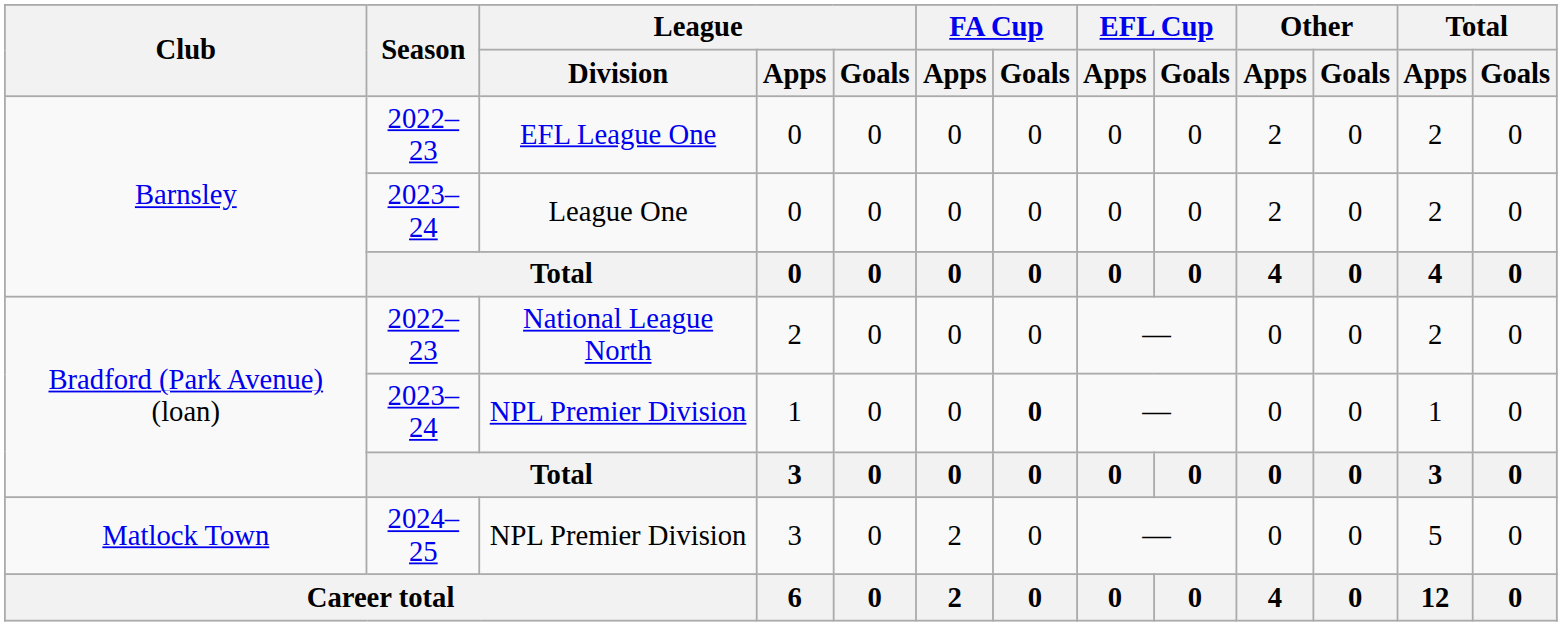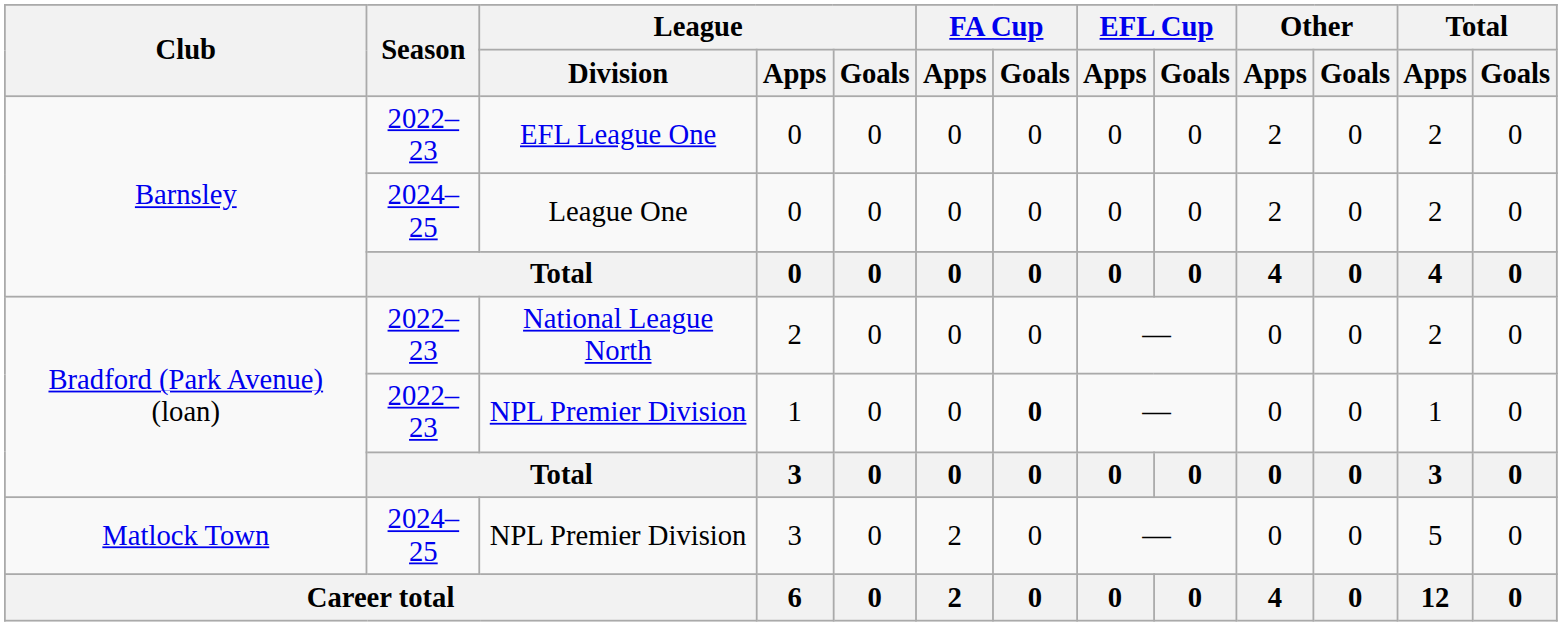(423, 211) 2023–24 -> (423, 211) 2024–25
(423, 412) 2023–24 -> (423, 412) 2022–23
